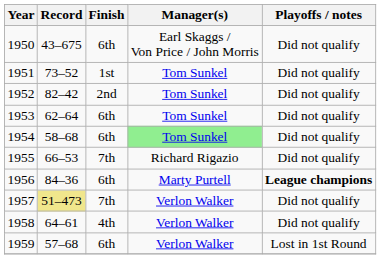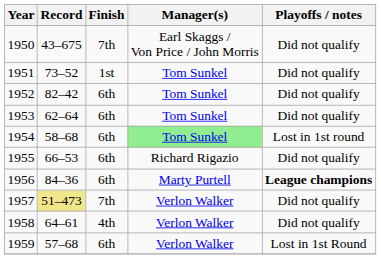(107, 44) 6th -> (107, 44) 7th
(107, 94) 2nd -> (107, 94) 6th
(319, 136) Did not qualify -> (319, 136) Lost in 1st round
(107, 158) 7th -> (107, 158) 6th
